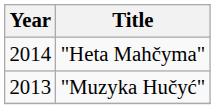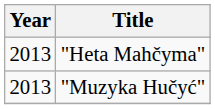(30, 53) 2014 -> (30, 53) 2013
